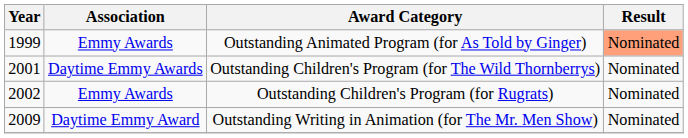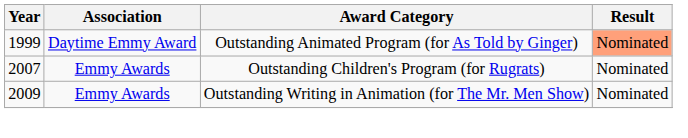(125, 42) Emmy Awards -> (122, 42) Daytime Emmy Award
- row: (405, 68)
(24, 94) 2002 -> (24, 68) 2007
(125, 119) Daytime Emmy Award -> (122, 94) Emmy Awards
